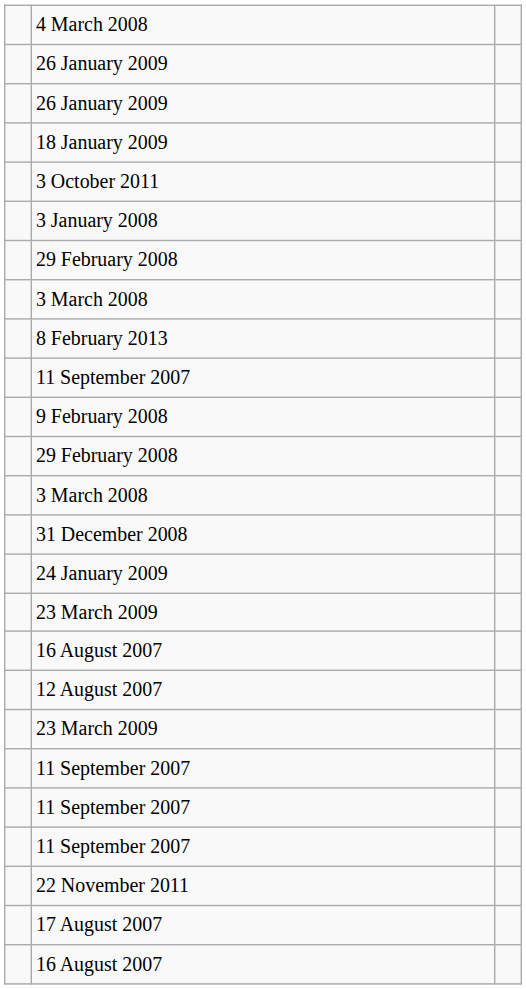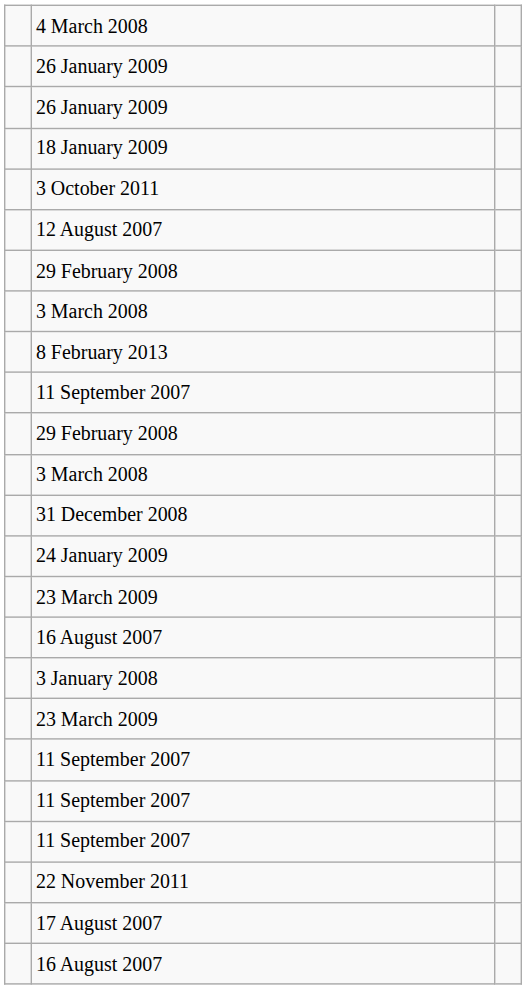rows swapped: (18, 221) <-> (18, 690)
- row: (18, 417)
